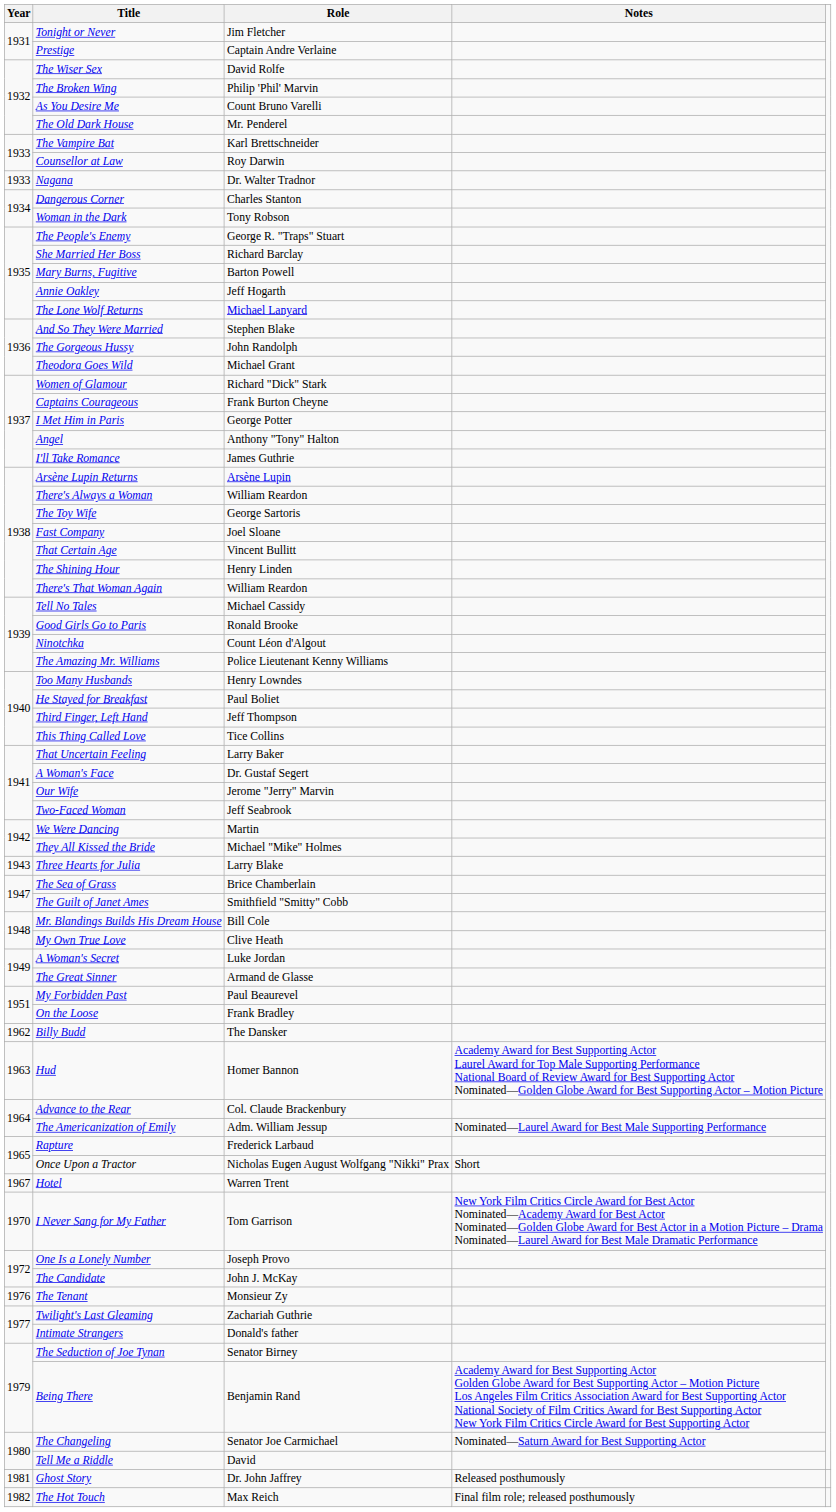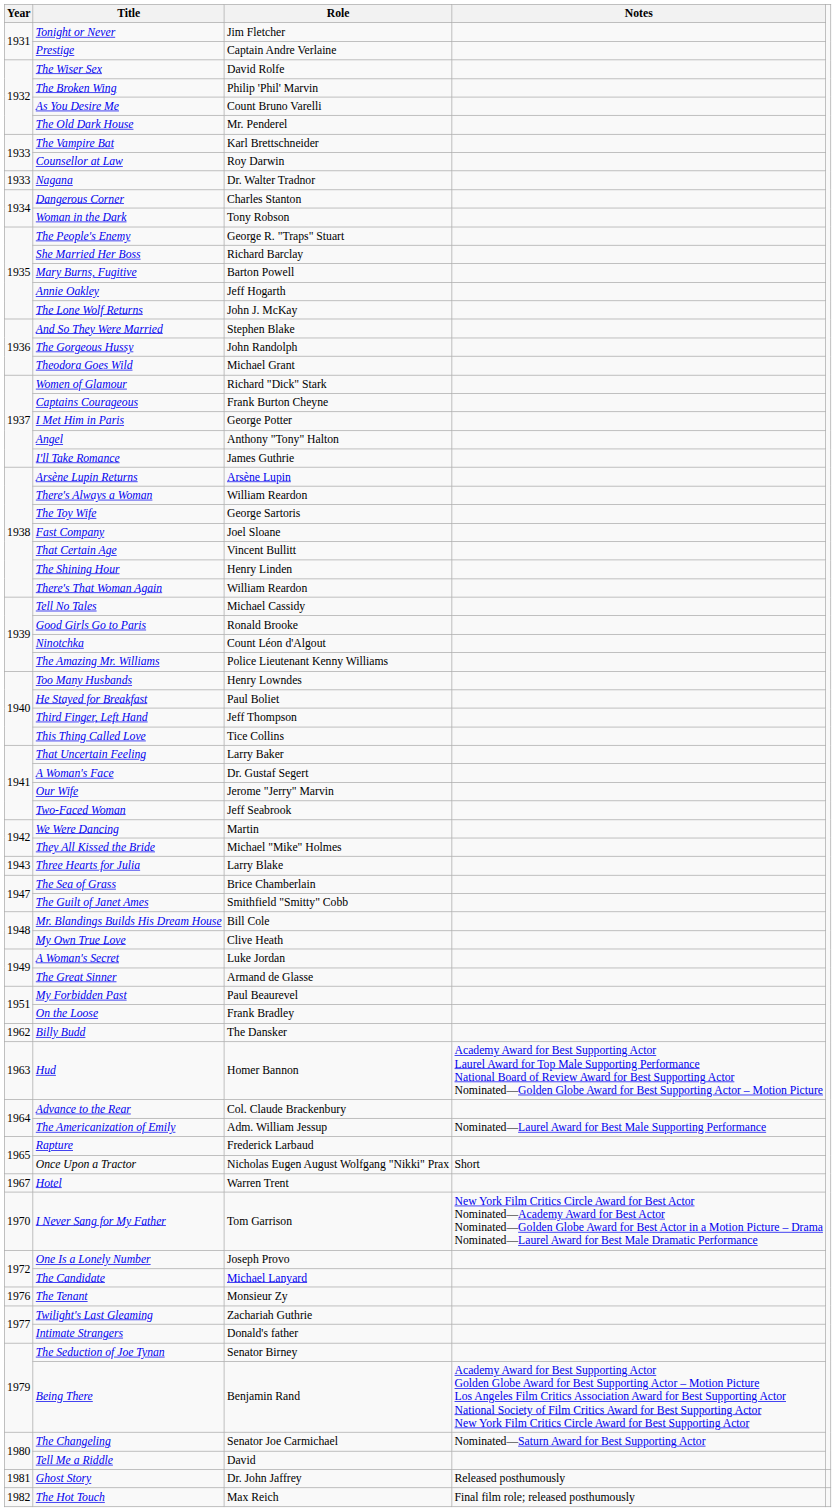(267, 310) Michael Lanyard -> (262, 310) John J. McKay
(262, 1278) John J. McKay -> (267, 1278) Michael Lanyard
